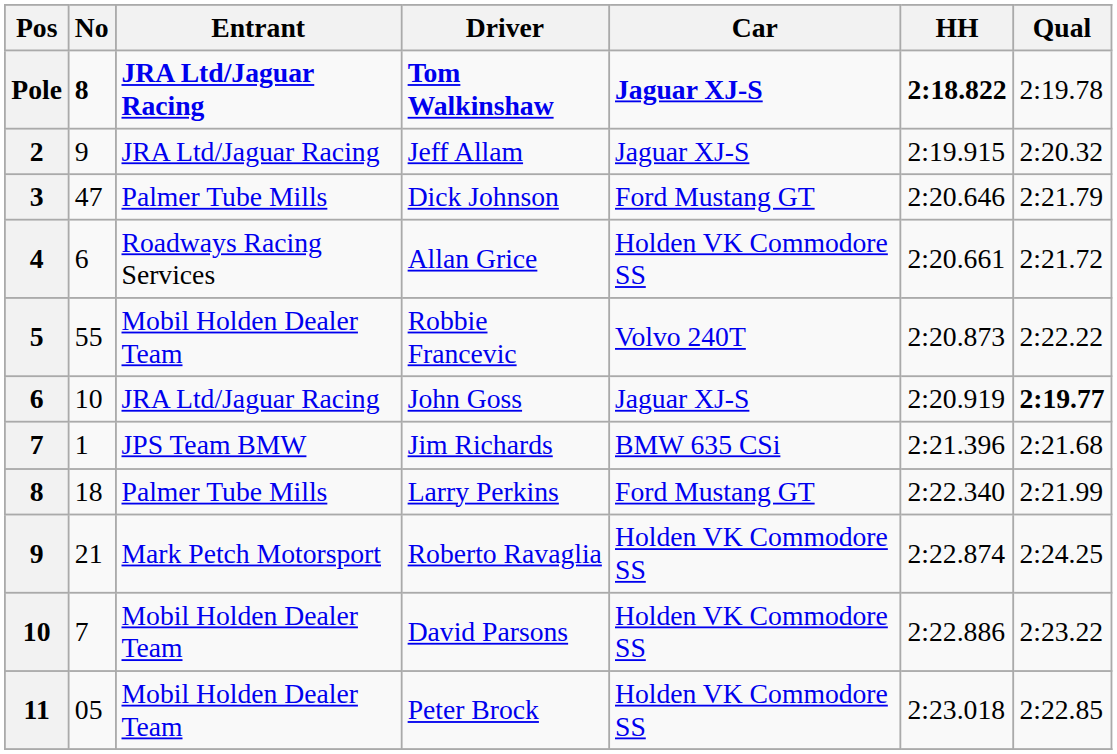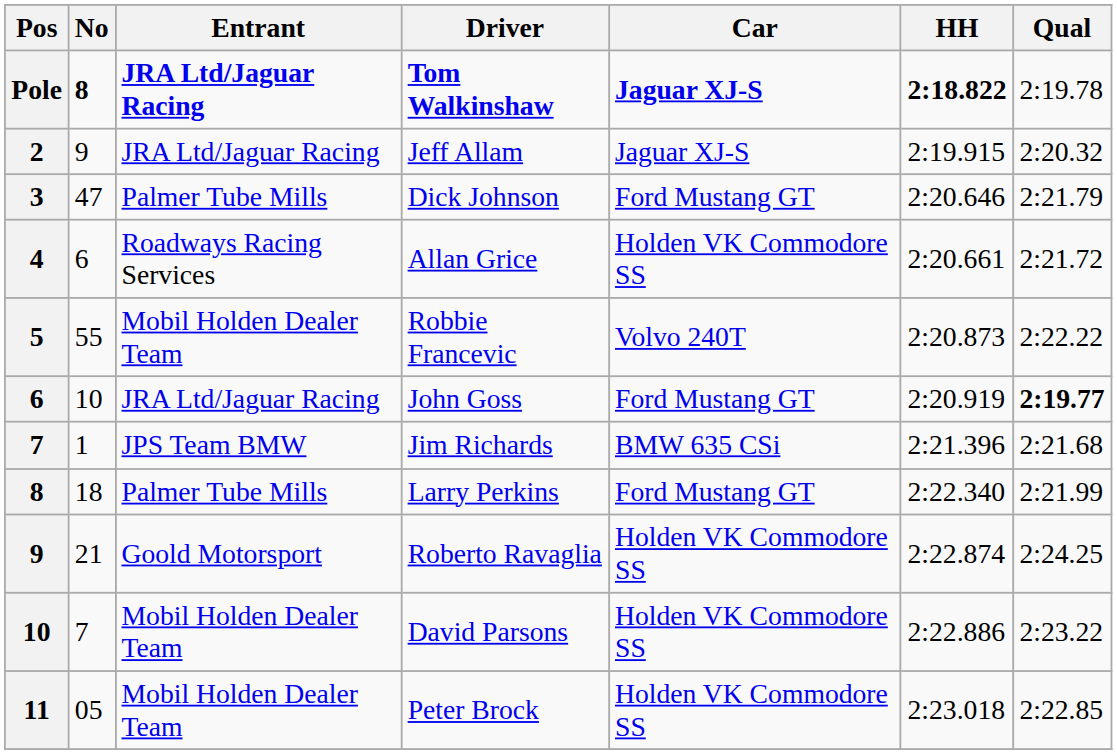(682, 399) Jaguar XJ-S -> (715, 399) Ford Mustang GT
(251, 552) Mark Petch Motorsport -> (222, 552) Goold Motorsport
